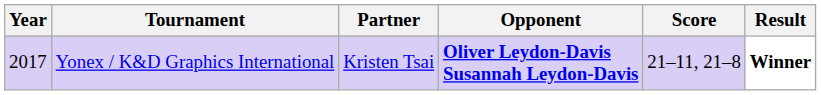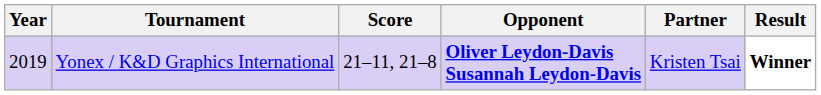columns swapped: (389, 20) <-> (694, 20)
(28, 62) 2017 -> (28, 62) 2019
